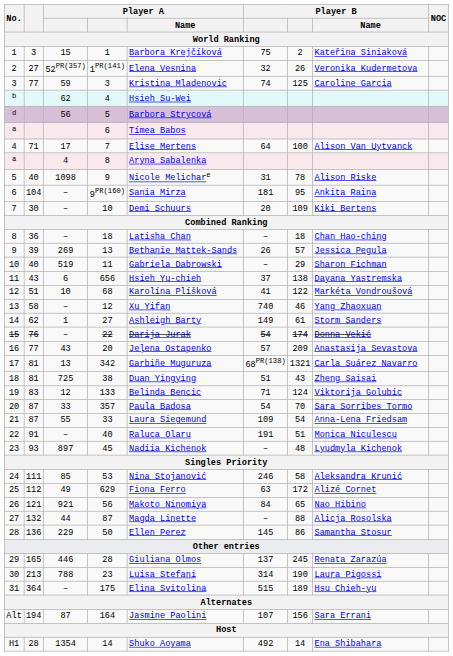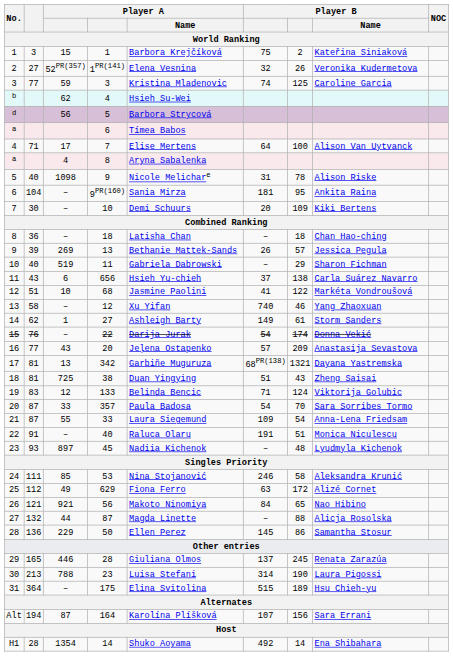(358, 278) Dayana Yastremska -> (366, 278) Carla Suárez Navarro
(173, 292) Karolína Plíšková -> (168, 292) Jasmine Paolini
(366, 363) Carla Suárez Navarro -> (358, 363) Dayana Yastremska
(168, 616) Jasmine Paolini -> (173, 616) Karolína Plíšková
